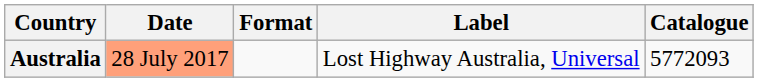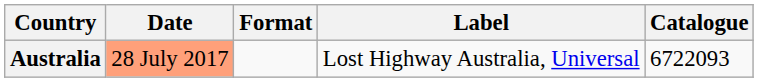(690, 58) 5772093 -> (690, 58) 6722093
